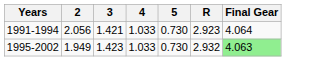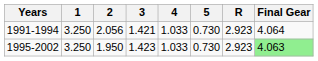+ column: (78, 13)
(78, 47) 1.949 -> (110, 47) 1.950
(206, 47) 2.932 -> (239, 47) 2.923
